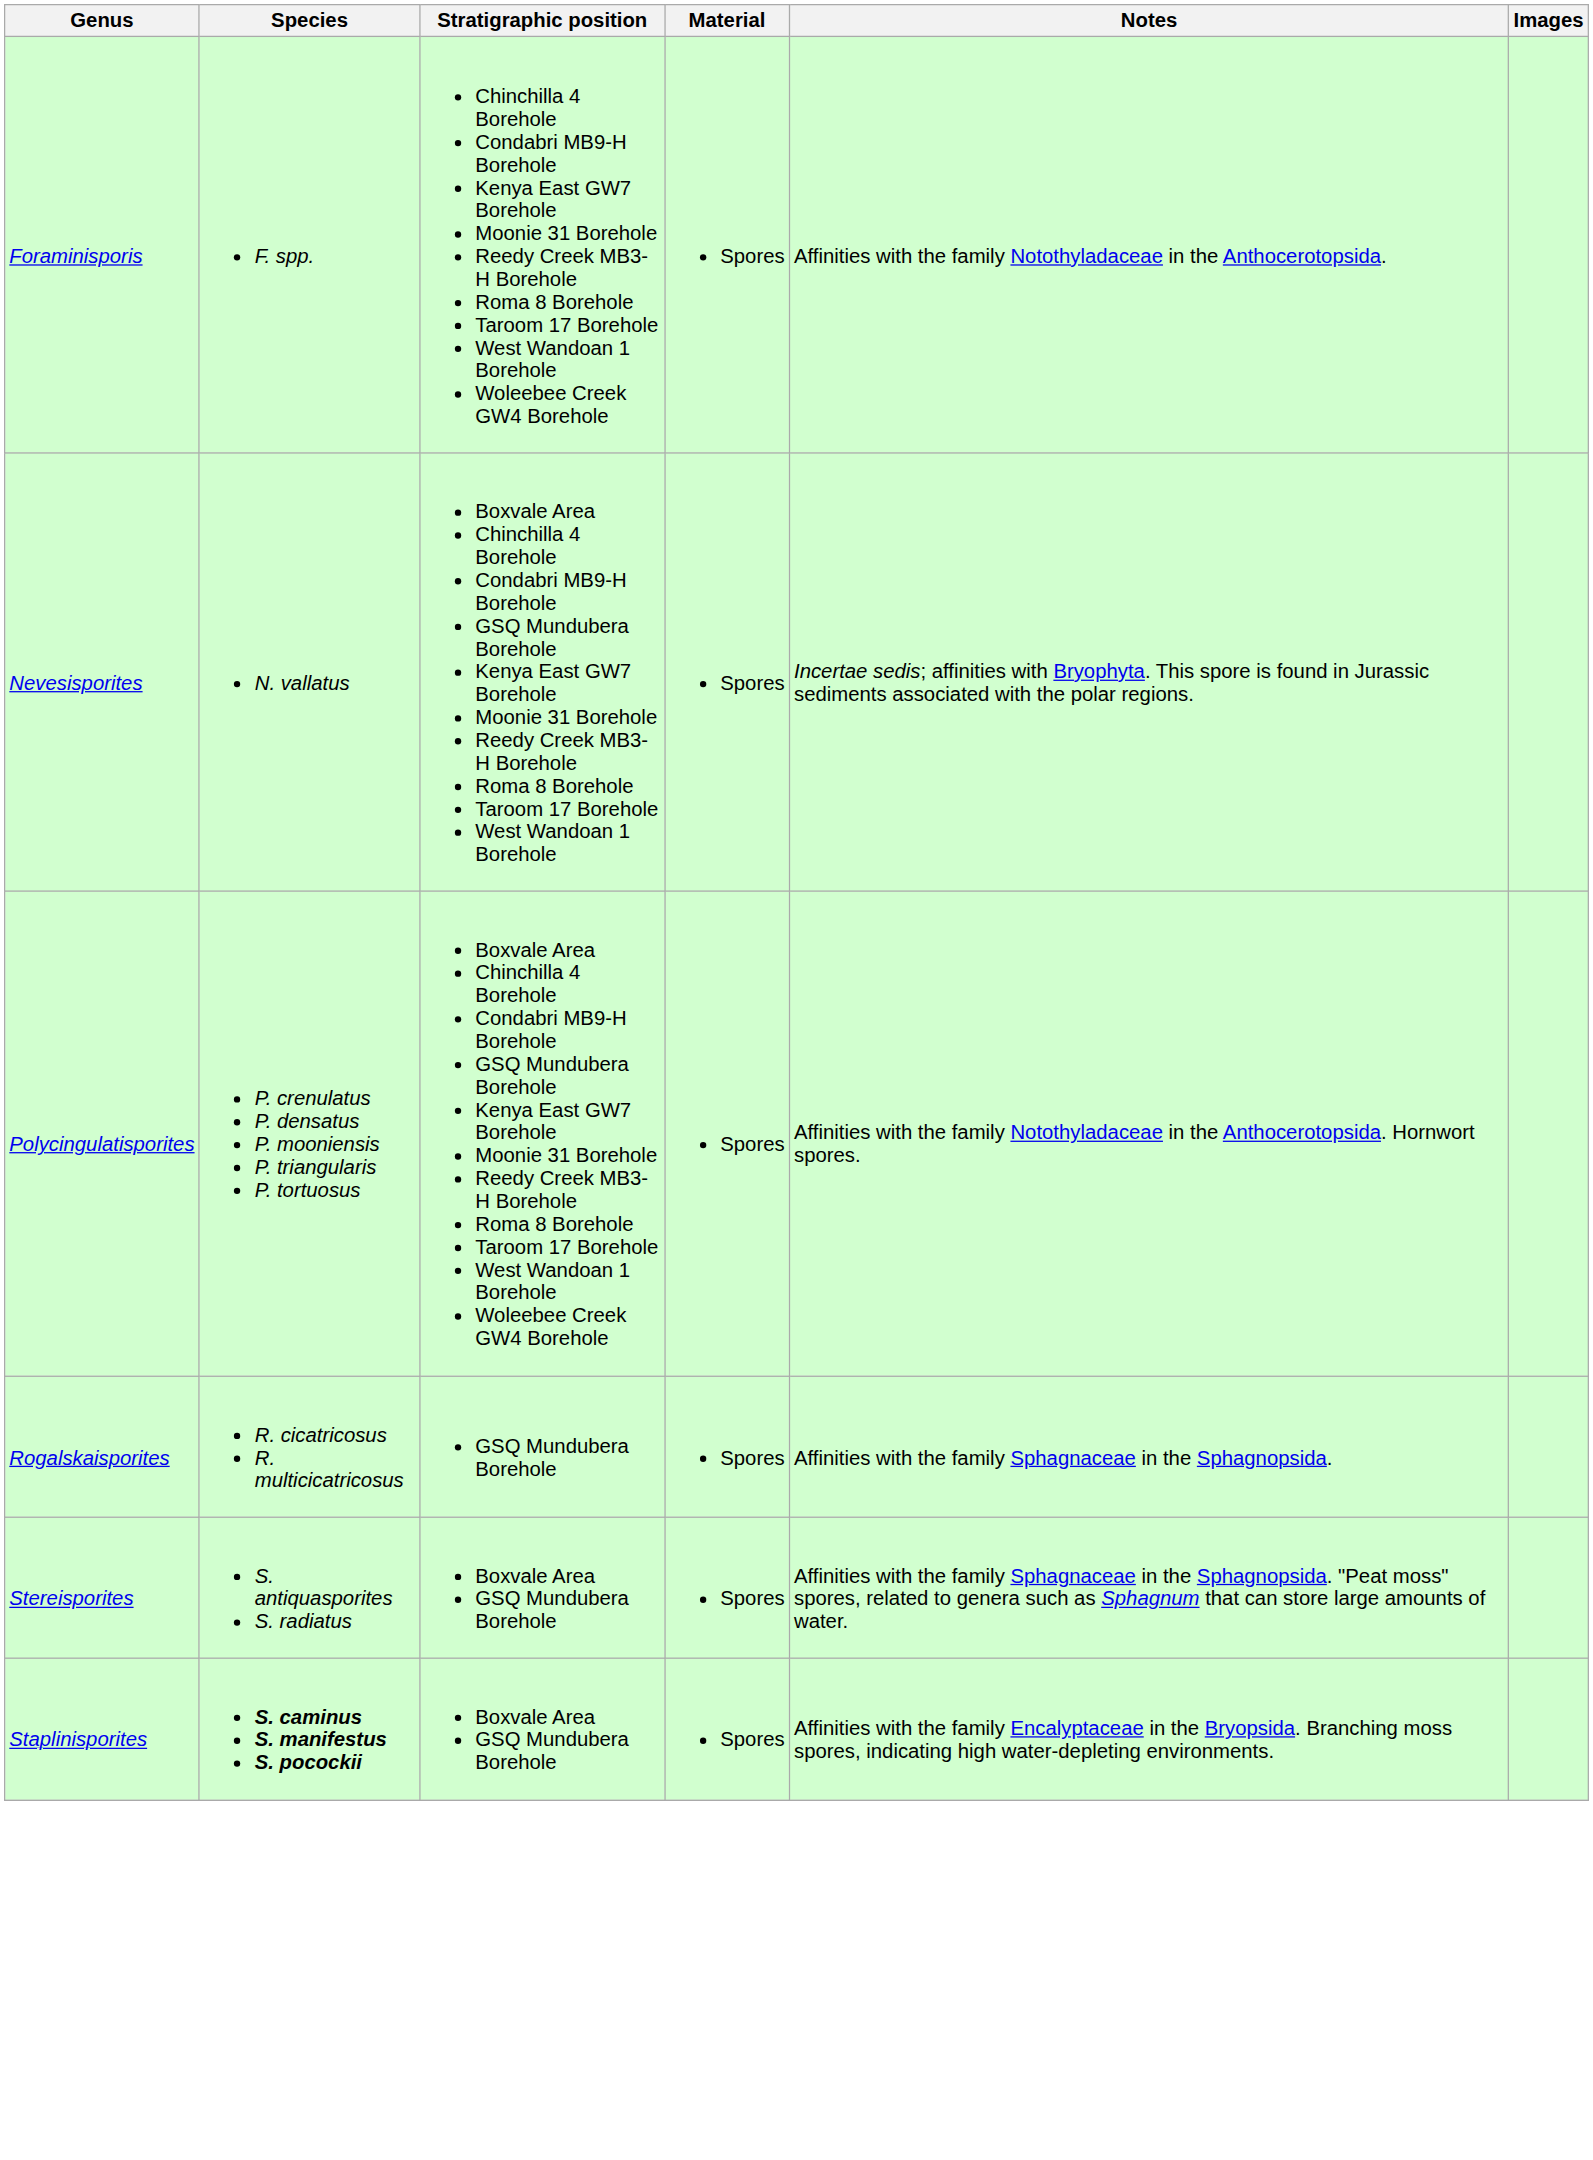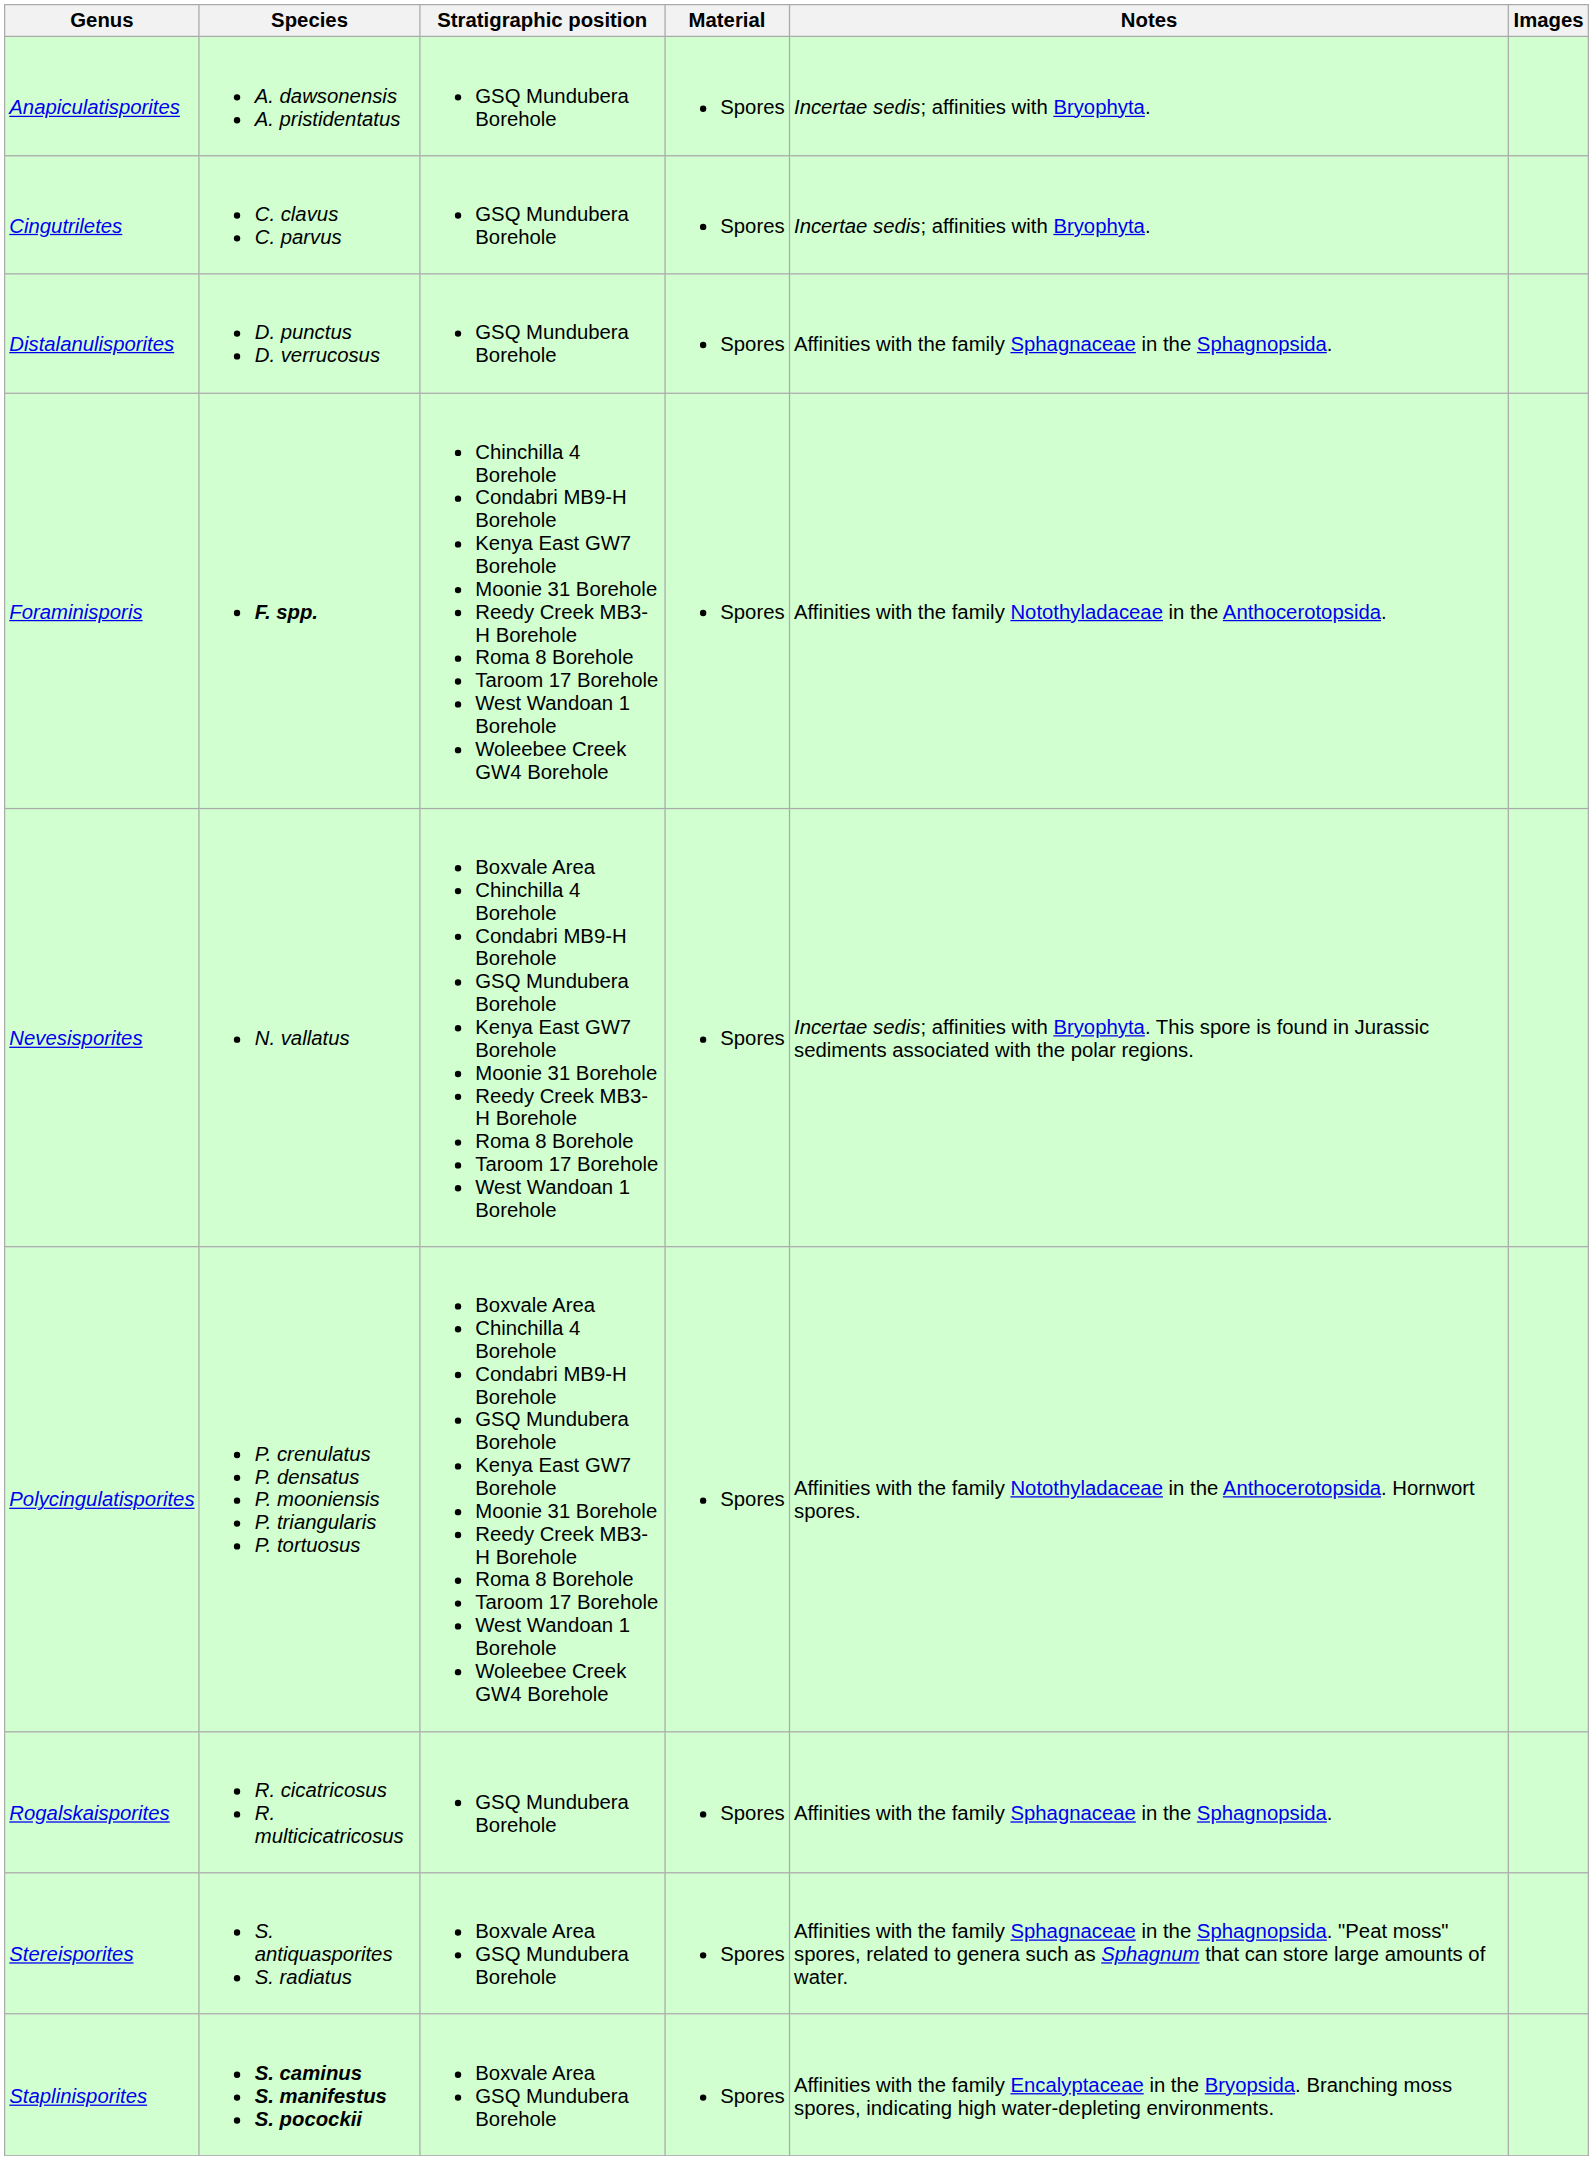+ row: (95, 107)
+ row: (66, 226)
+ row: (92, 344)
(310, 256) normal -> (310, 612) bold
